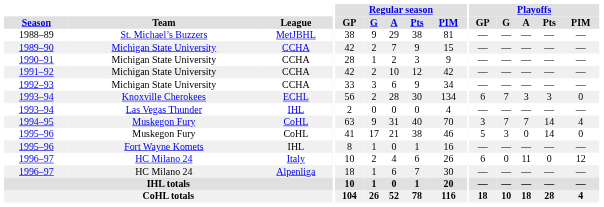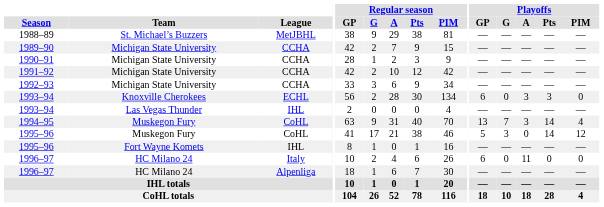(506, 97) 7 -> (506, 97) 0
(483, 121) 3 -> (483, 121) 13
(526, 121) 7 -> (526, 121) 3
(581, 134) 0 -> (581, 134) 12
(581, 159) 12 -> (581, 159) 0
